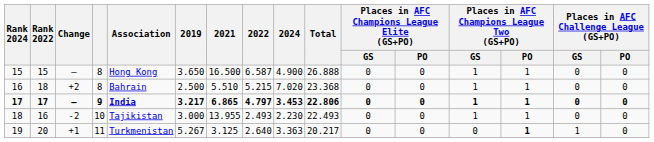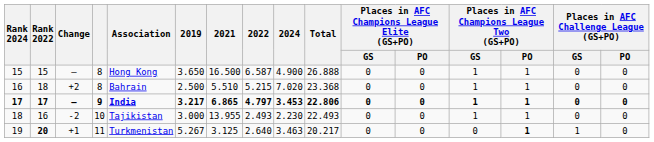(43, 131) normal -> (43, 131) bold
(289, 131) 3.363 -> (289, 131) 3.463
